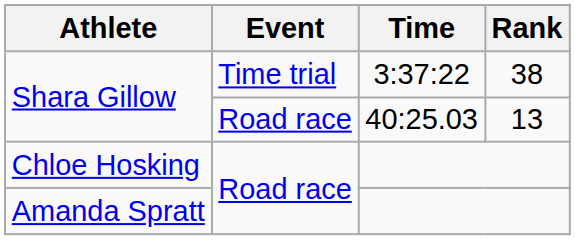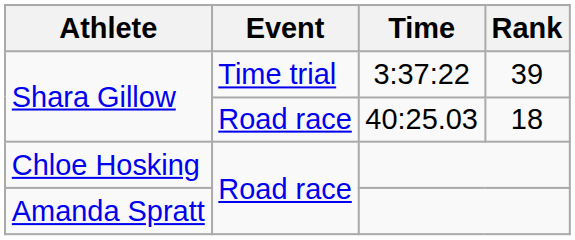(527, 74) 38 -> (527, 74) 39
(527, 120) 13 -> (527, 120) 18
